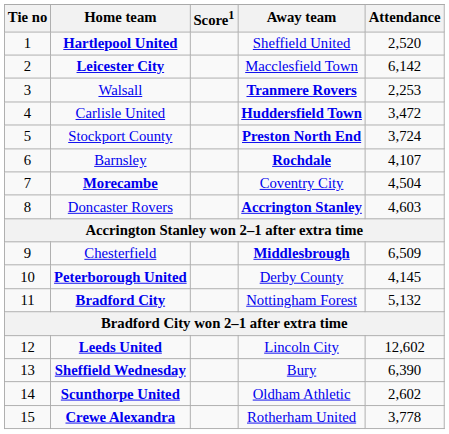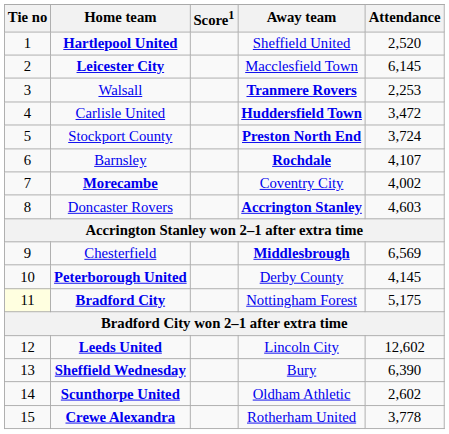(405, 66) 6,142 -> (405, 66) 6,145
(405, 183) 4,504 -> (405, 183) 4,002
(405, 253) 6,509 -> (405, 253) 6,569
(28, 300) no background -> (28, 300) lightyellow background
(405, 300) 5,132 -> (405, 300) 5,175
